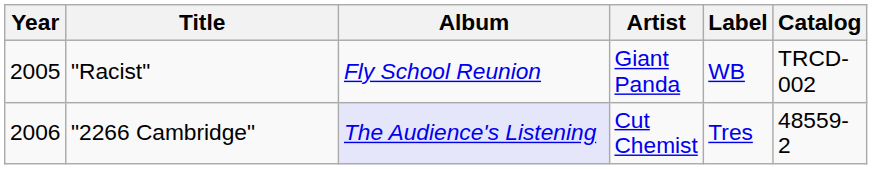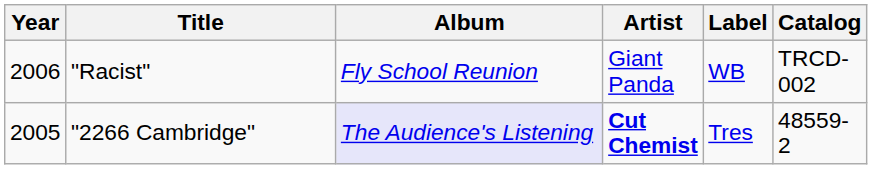(35, 71) 2005 -> (35, 71) 2006
(35, 132) 2006 -> (35, 132) 2005
(656, 132) normal -> (653, 132) bold
